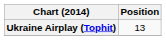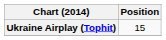(140, 27) 13 -> (140, 27) 15
